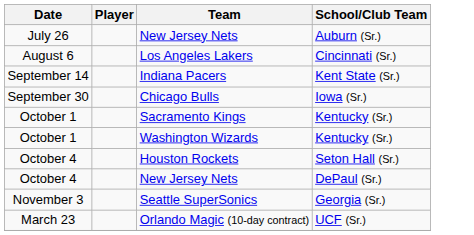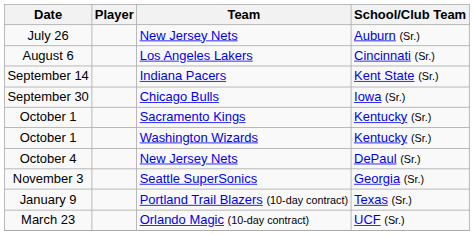- row: (189, 158)
+ row: (244, 199)
